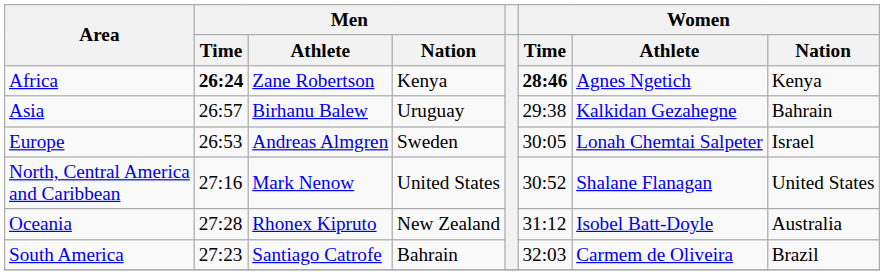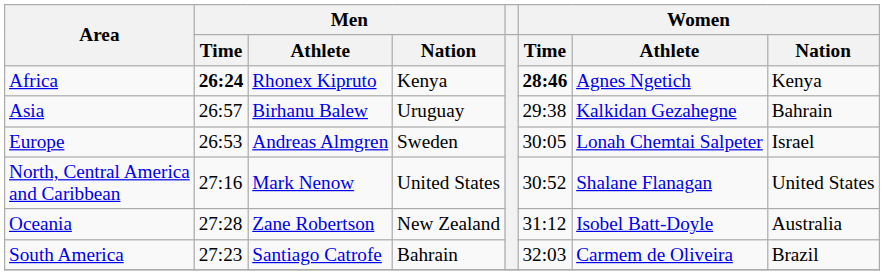(313, 80) Zane Robertson -> (314, 80) Rhonex Kipruto
(314, 224) Rhonex Kipruto -> (313, 224) Zane Robertson
